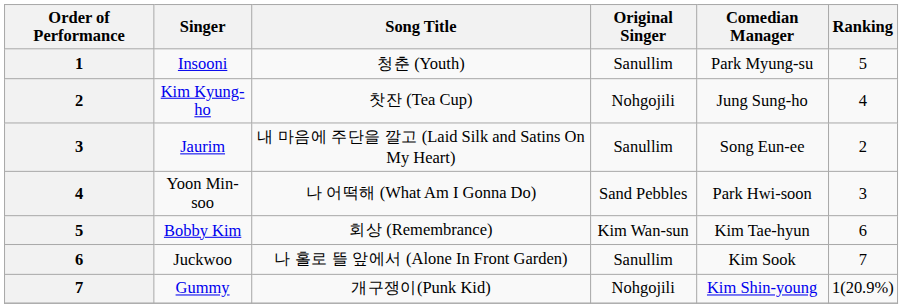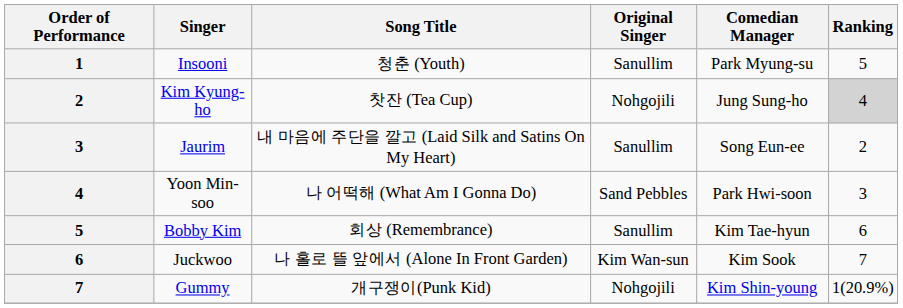(863, 100) no background -> (863, 100) lightgrey background
(643, 230) Kim Wan-sun -> (643, 230) Sanullim
(643, 259) Sanullim -> (643, 259) Kim Wan-sun
